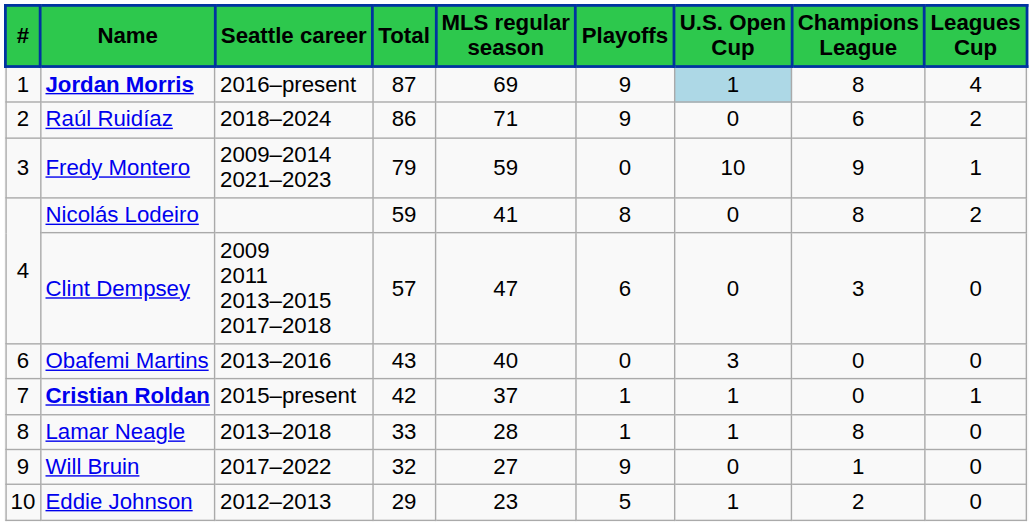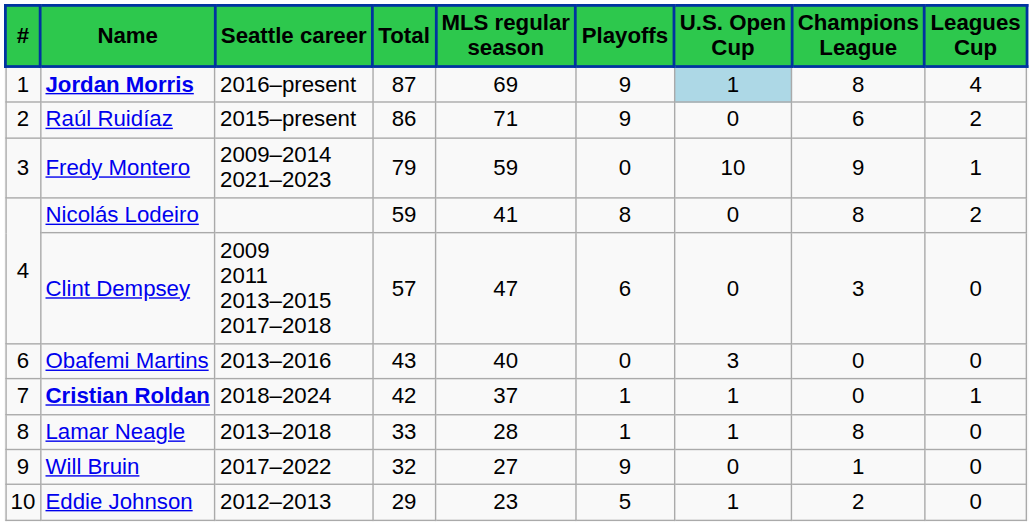(276, 119) 2018–2024 -> (288, 119) 2015–present
(288, 396) 2015–present -> (276, 396) 2018–2024
